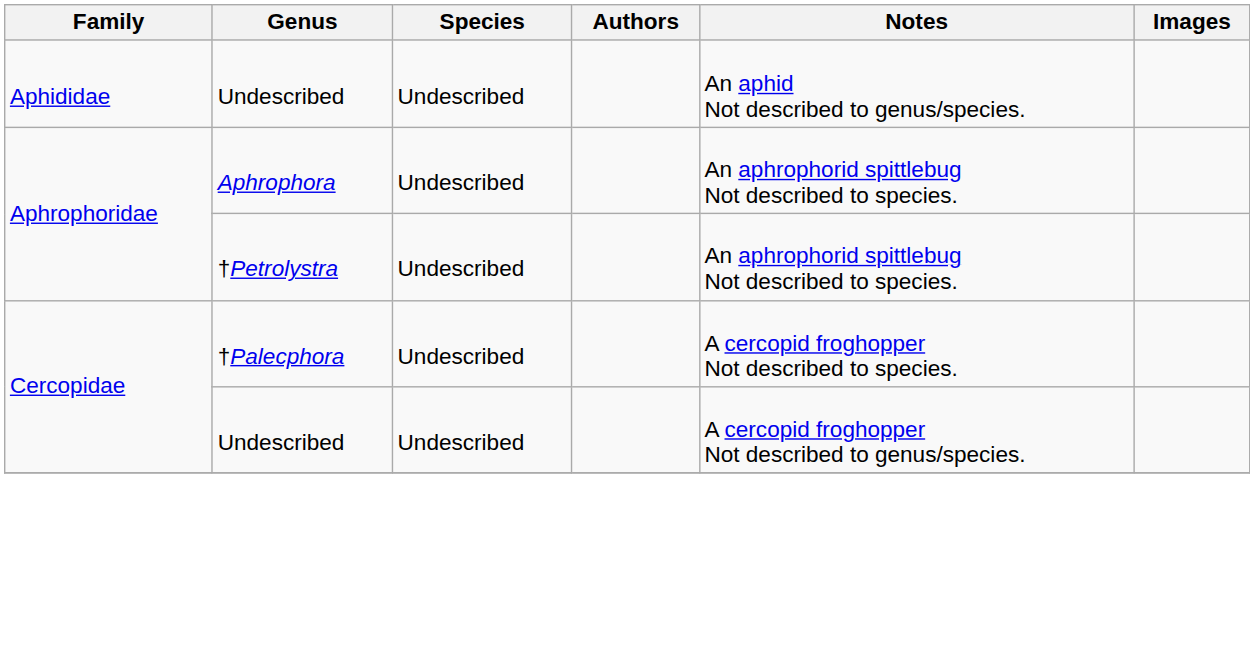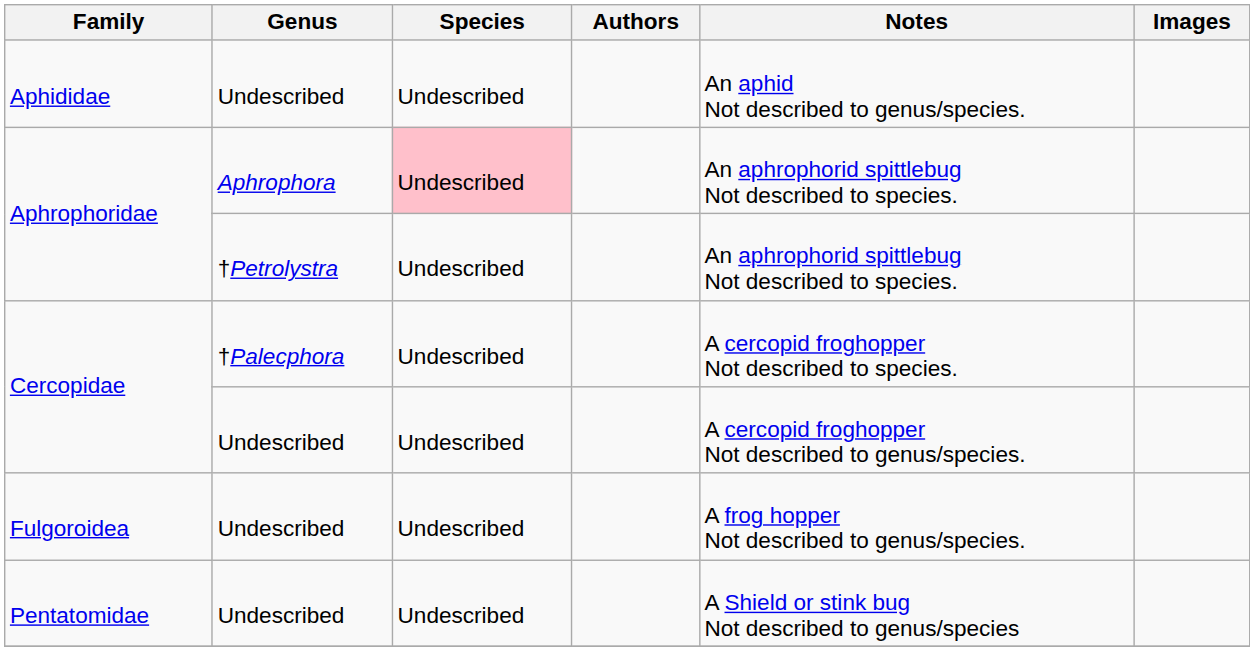(461, 182) no background -> (461, 182) pink background
+ row: (69, 528)
+ row: (80, 615)
